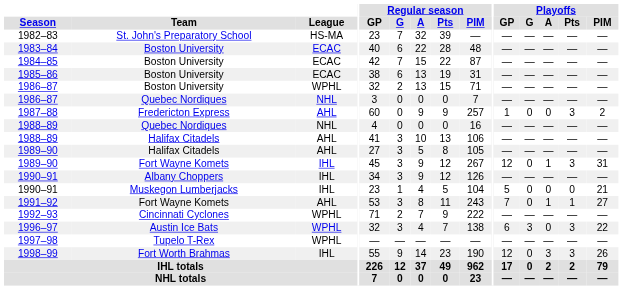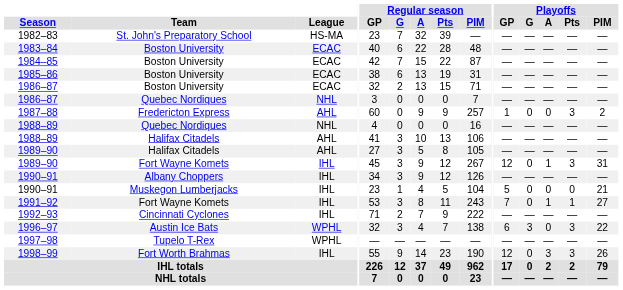(327, 87) WPHL -> (327, 87) ECAC
(327, 202) AHL -> (327, 202) IHL
(327, 215) WPHL -> (327, 215) IHL
